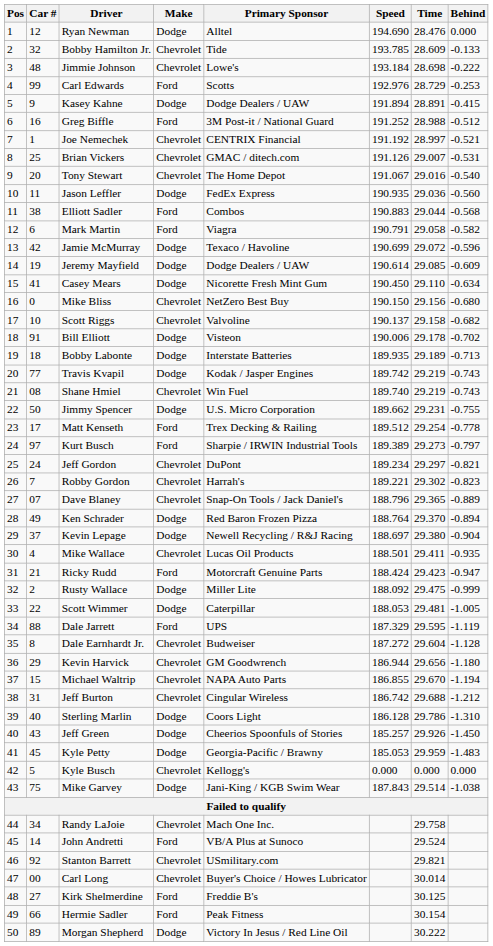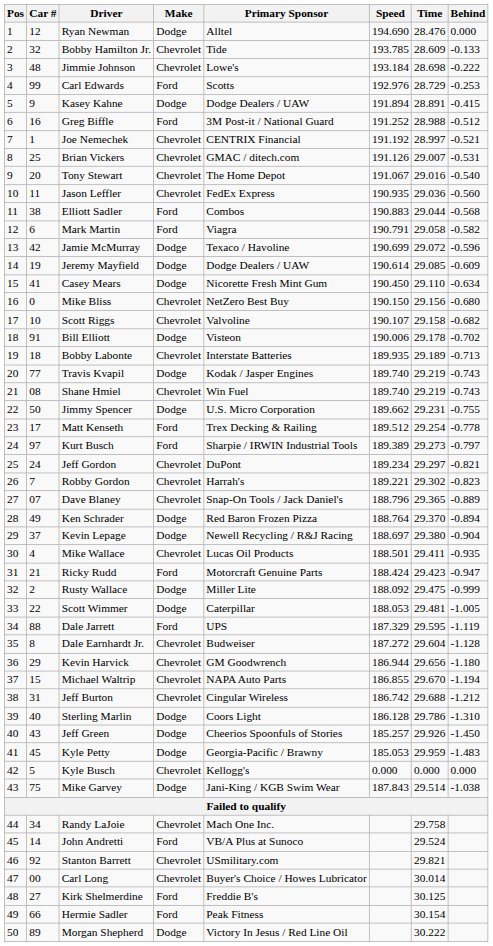(171, 193) Dodge -> (179, 193) Chevrolet
(390, 319) 190.137 -> (390, 319) 190.107
(171, 355) Dodge -> (179, 355) Chevrolet
(390, 373) 189.742 -> (390, 373) 189.740
